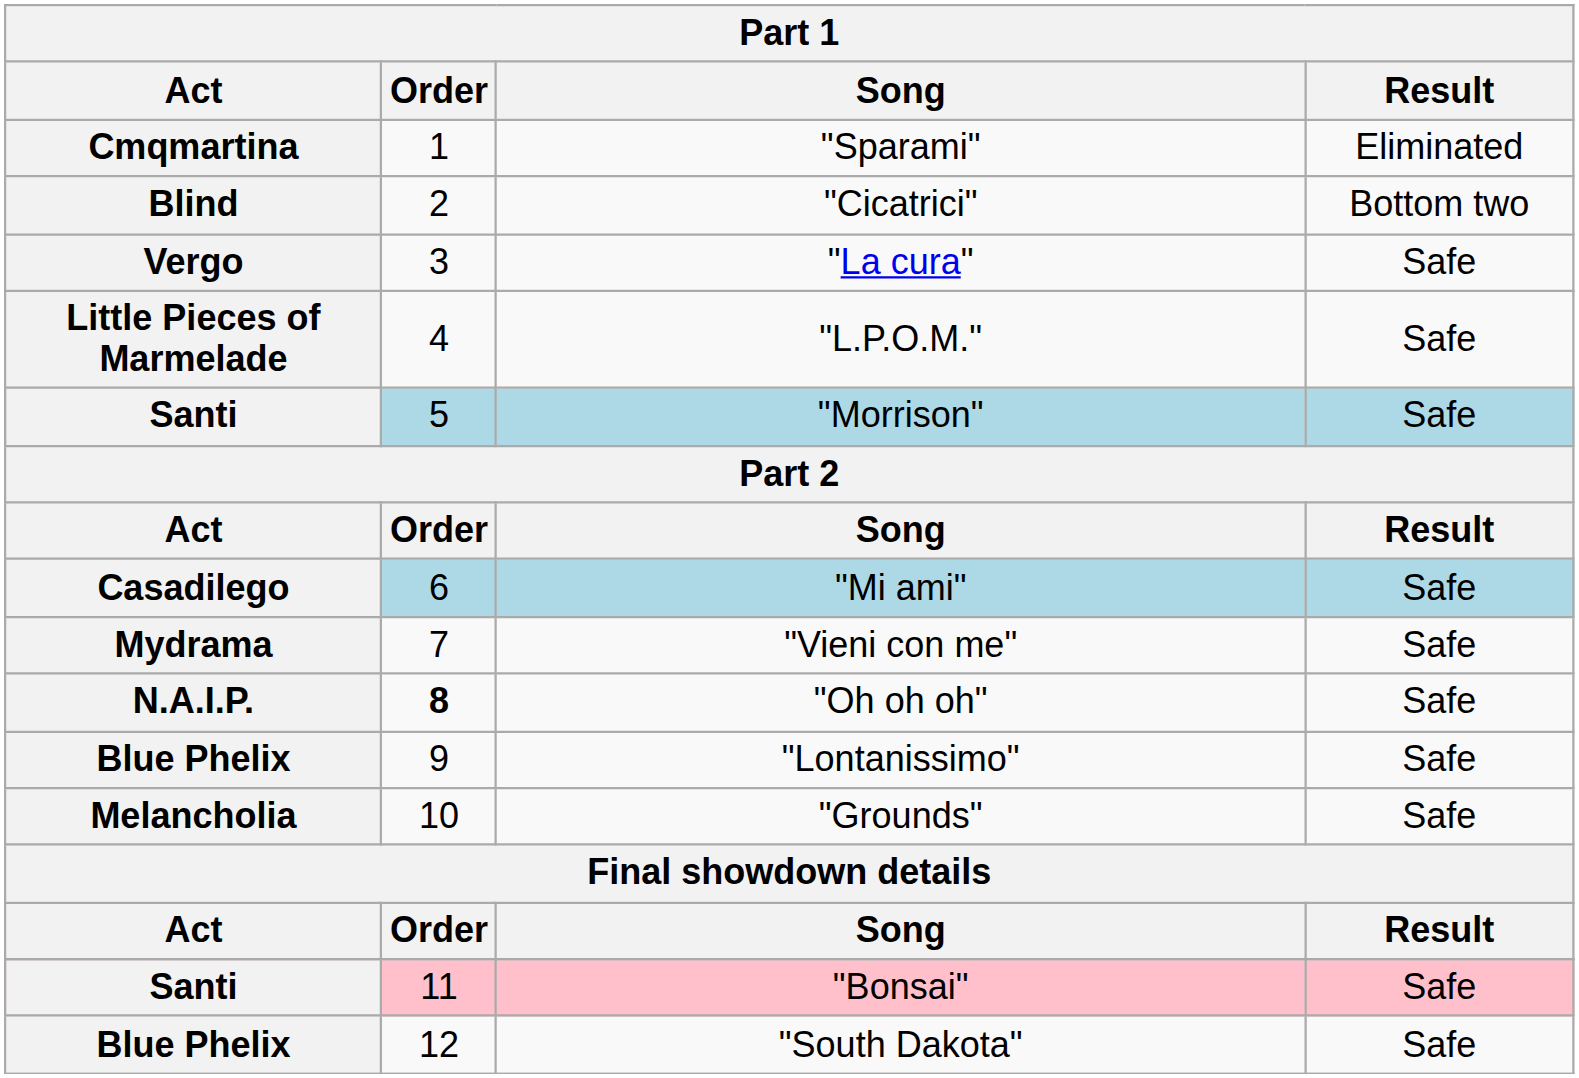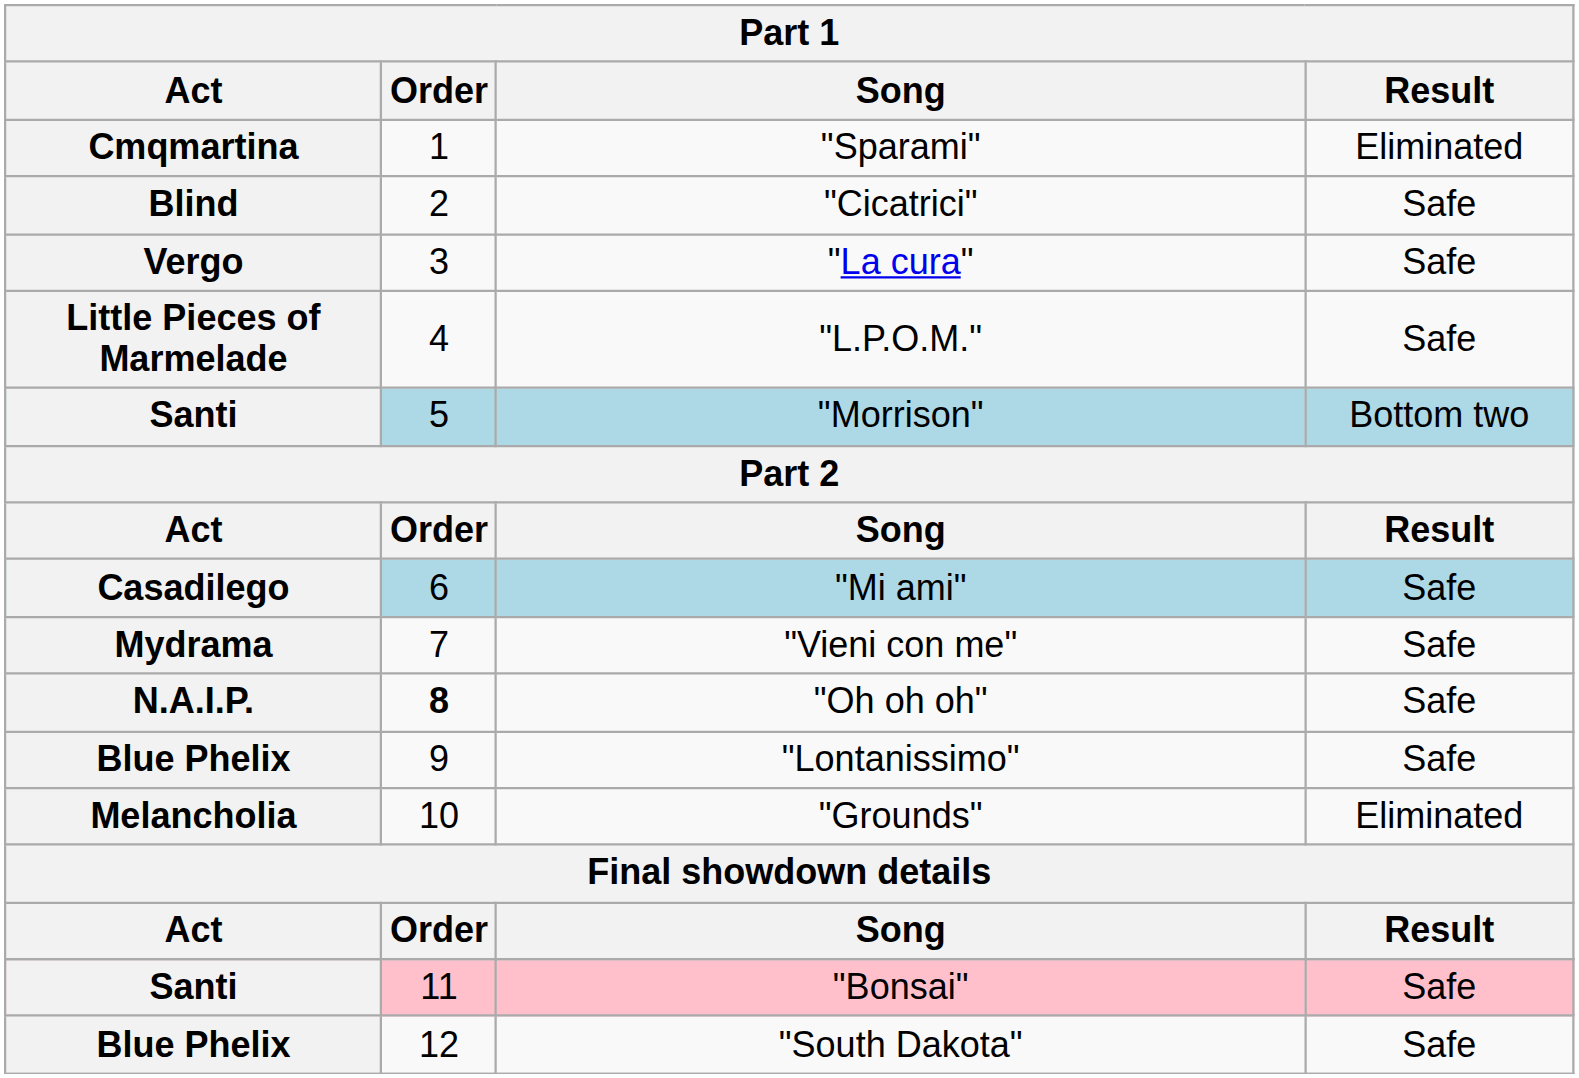(1439, 204) Bottom two -> (1439, 204) Safe
(1439, 416) Safe -> (1439, 416) Bottom two
(1439, 815) Safe -> (1439, 815) Eliminated
